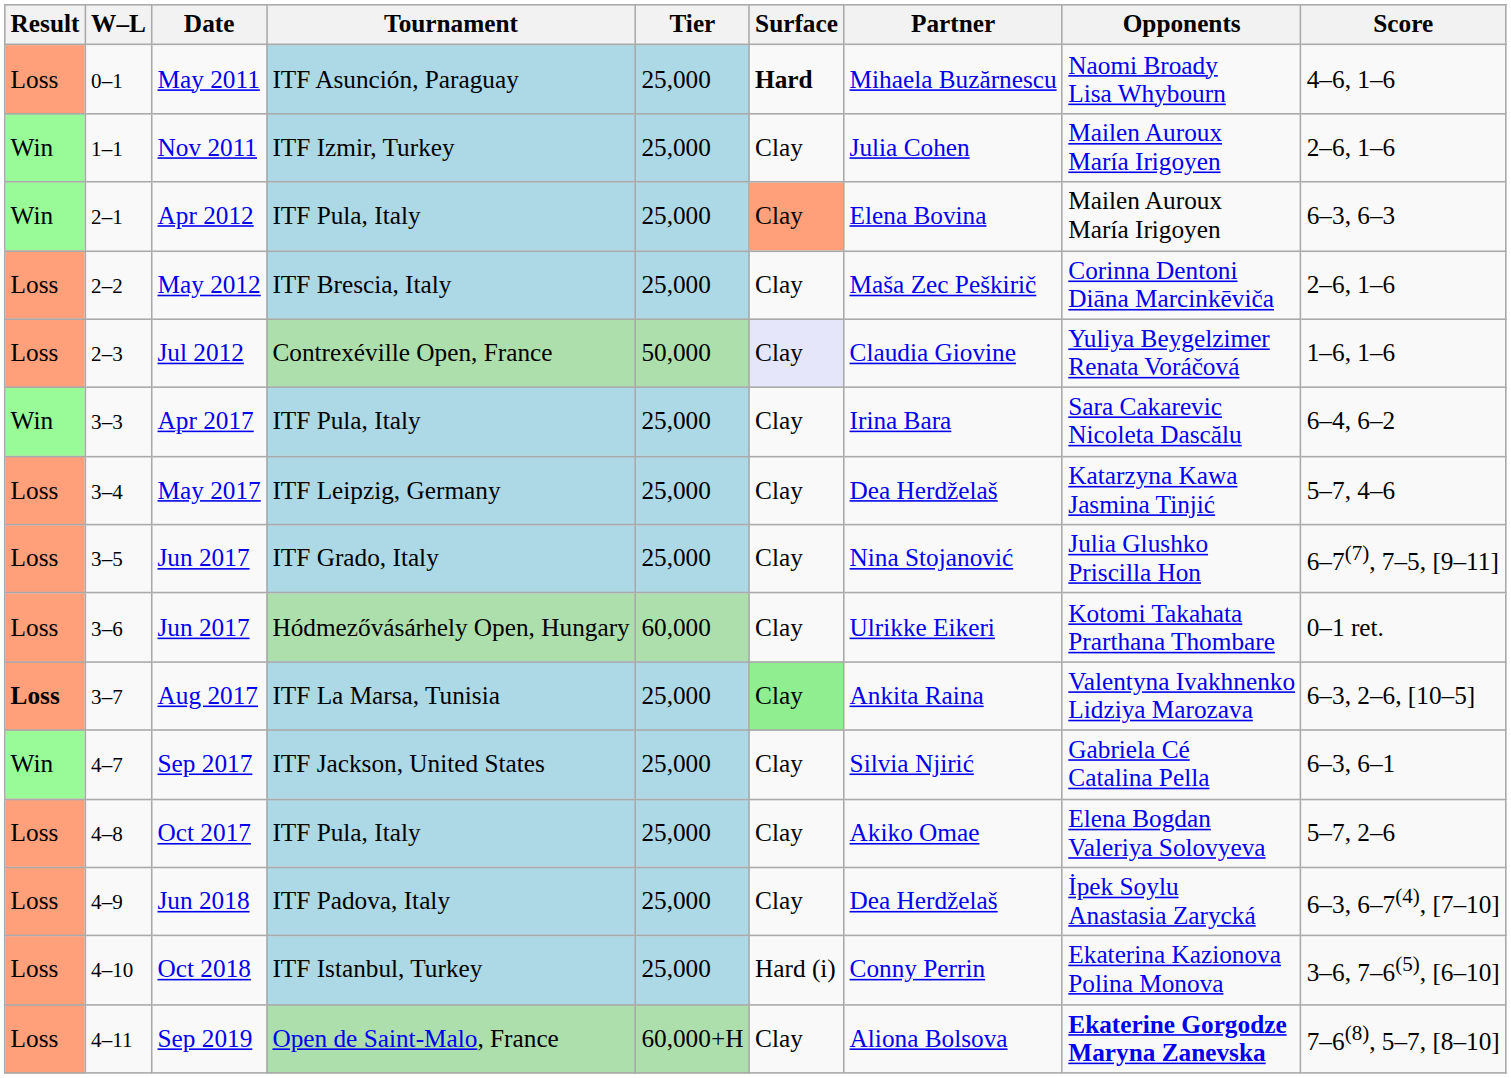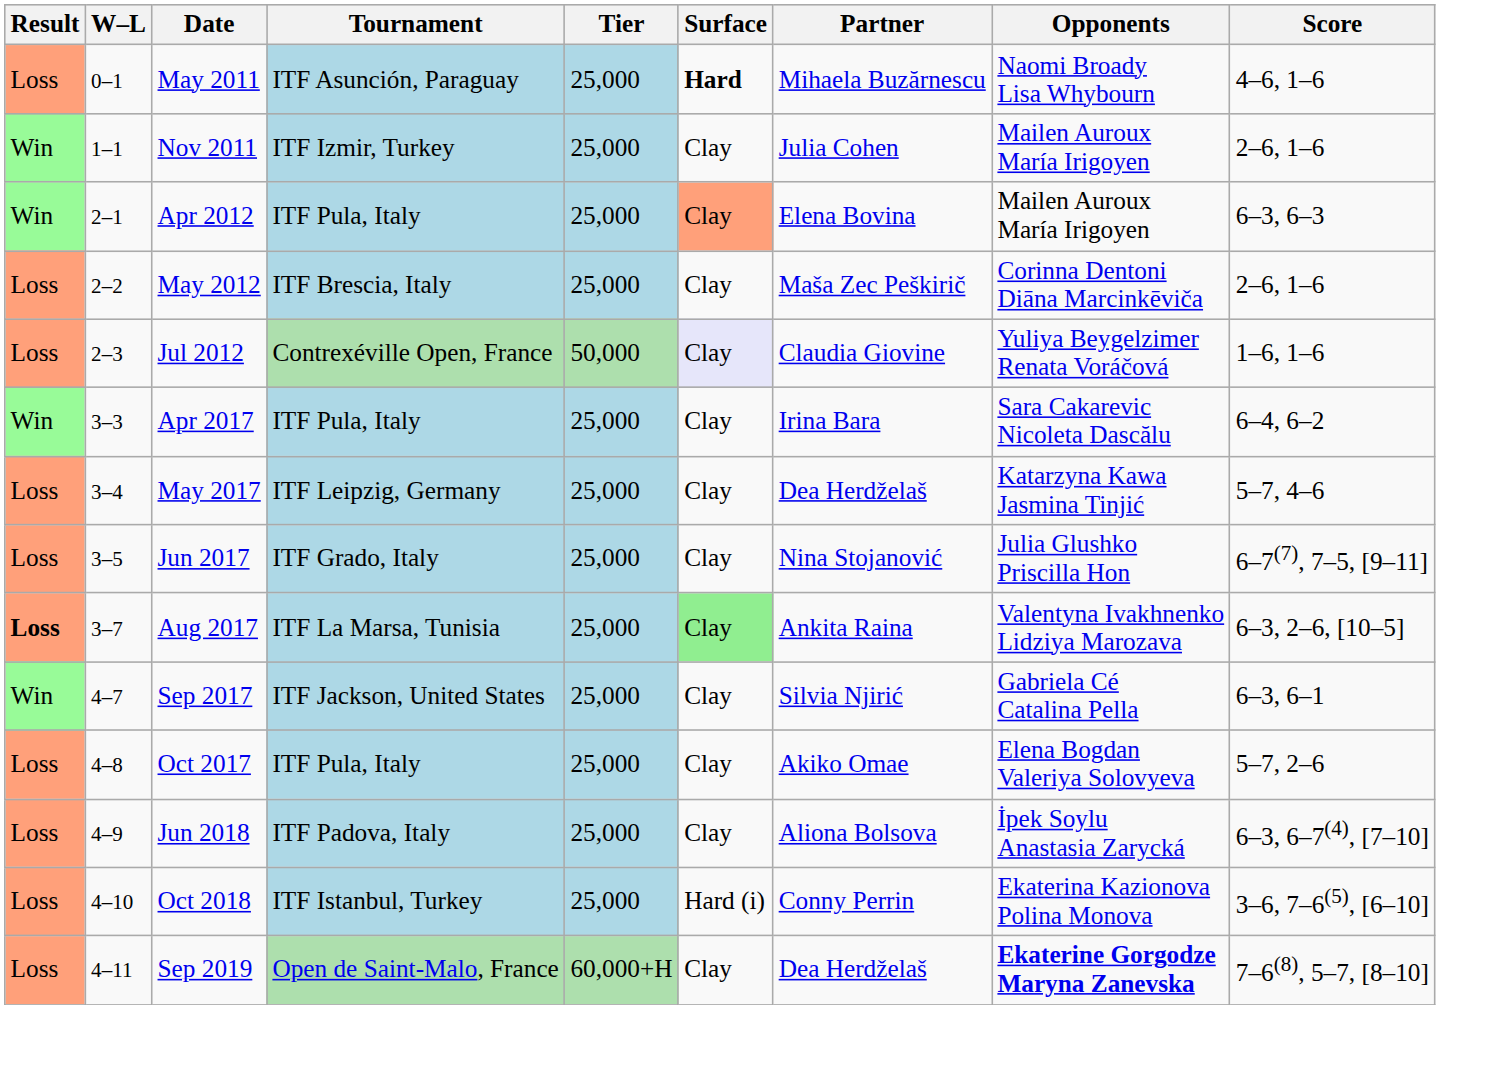- row: (107, 628)
(924, 901) Dea Herdželaš -> (858, 832) Aliona Bolsova
(929, 1038) Aliona Bolsova -> (853, 969) Dea Herdželaš
